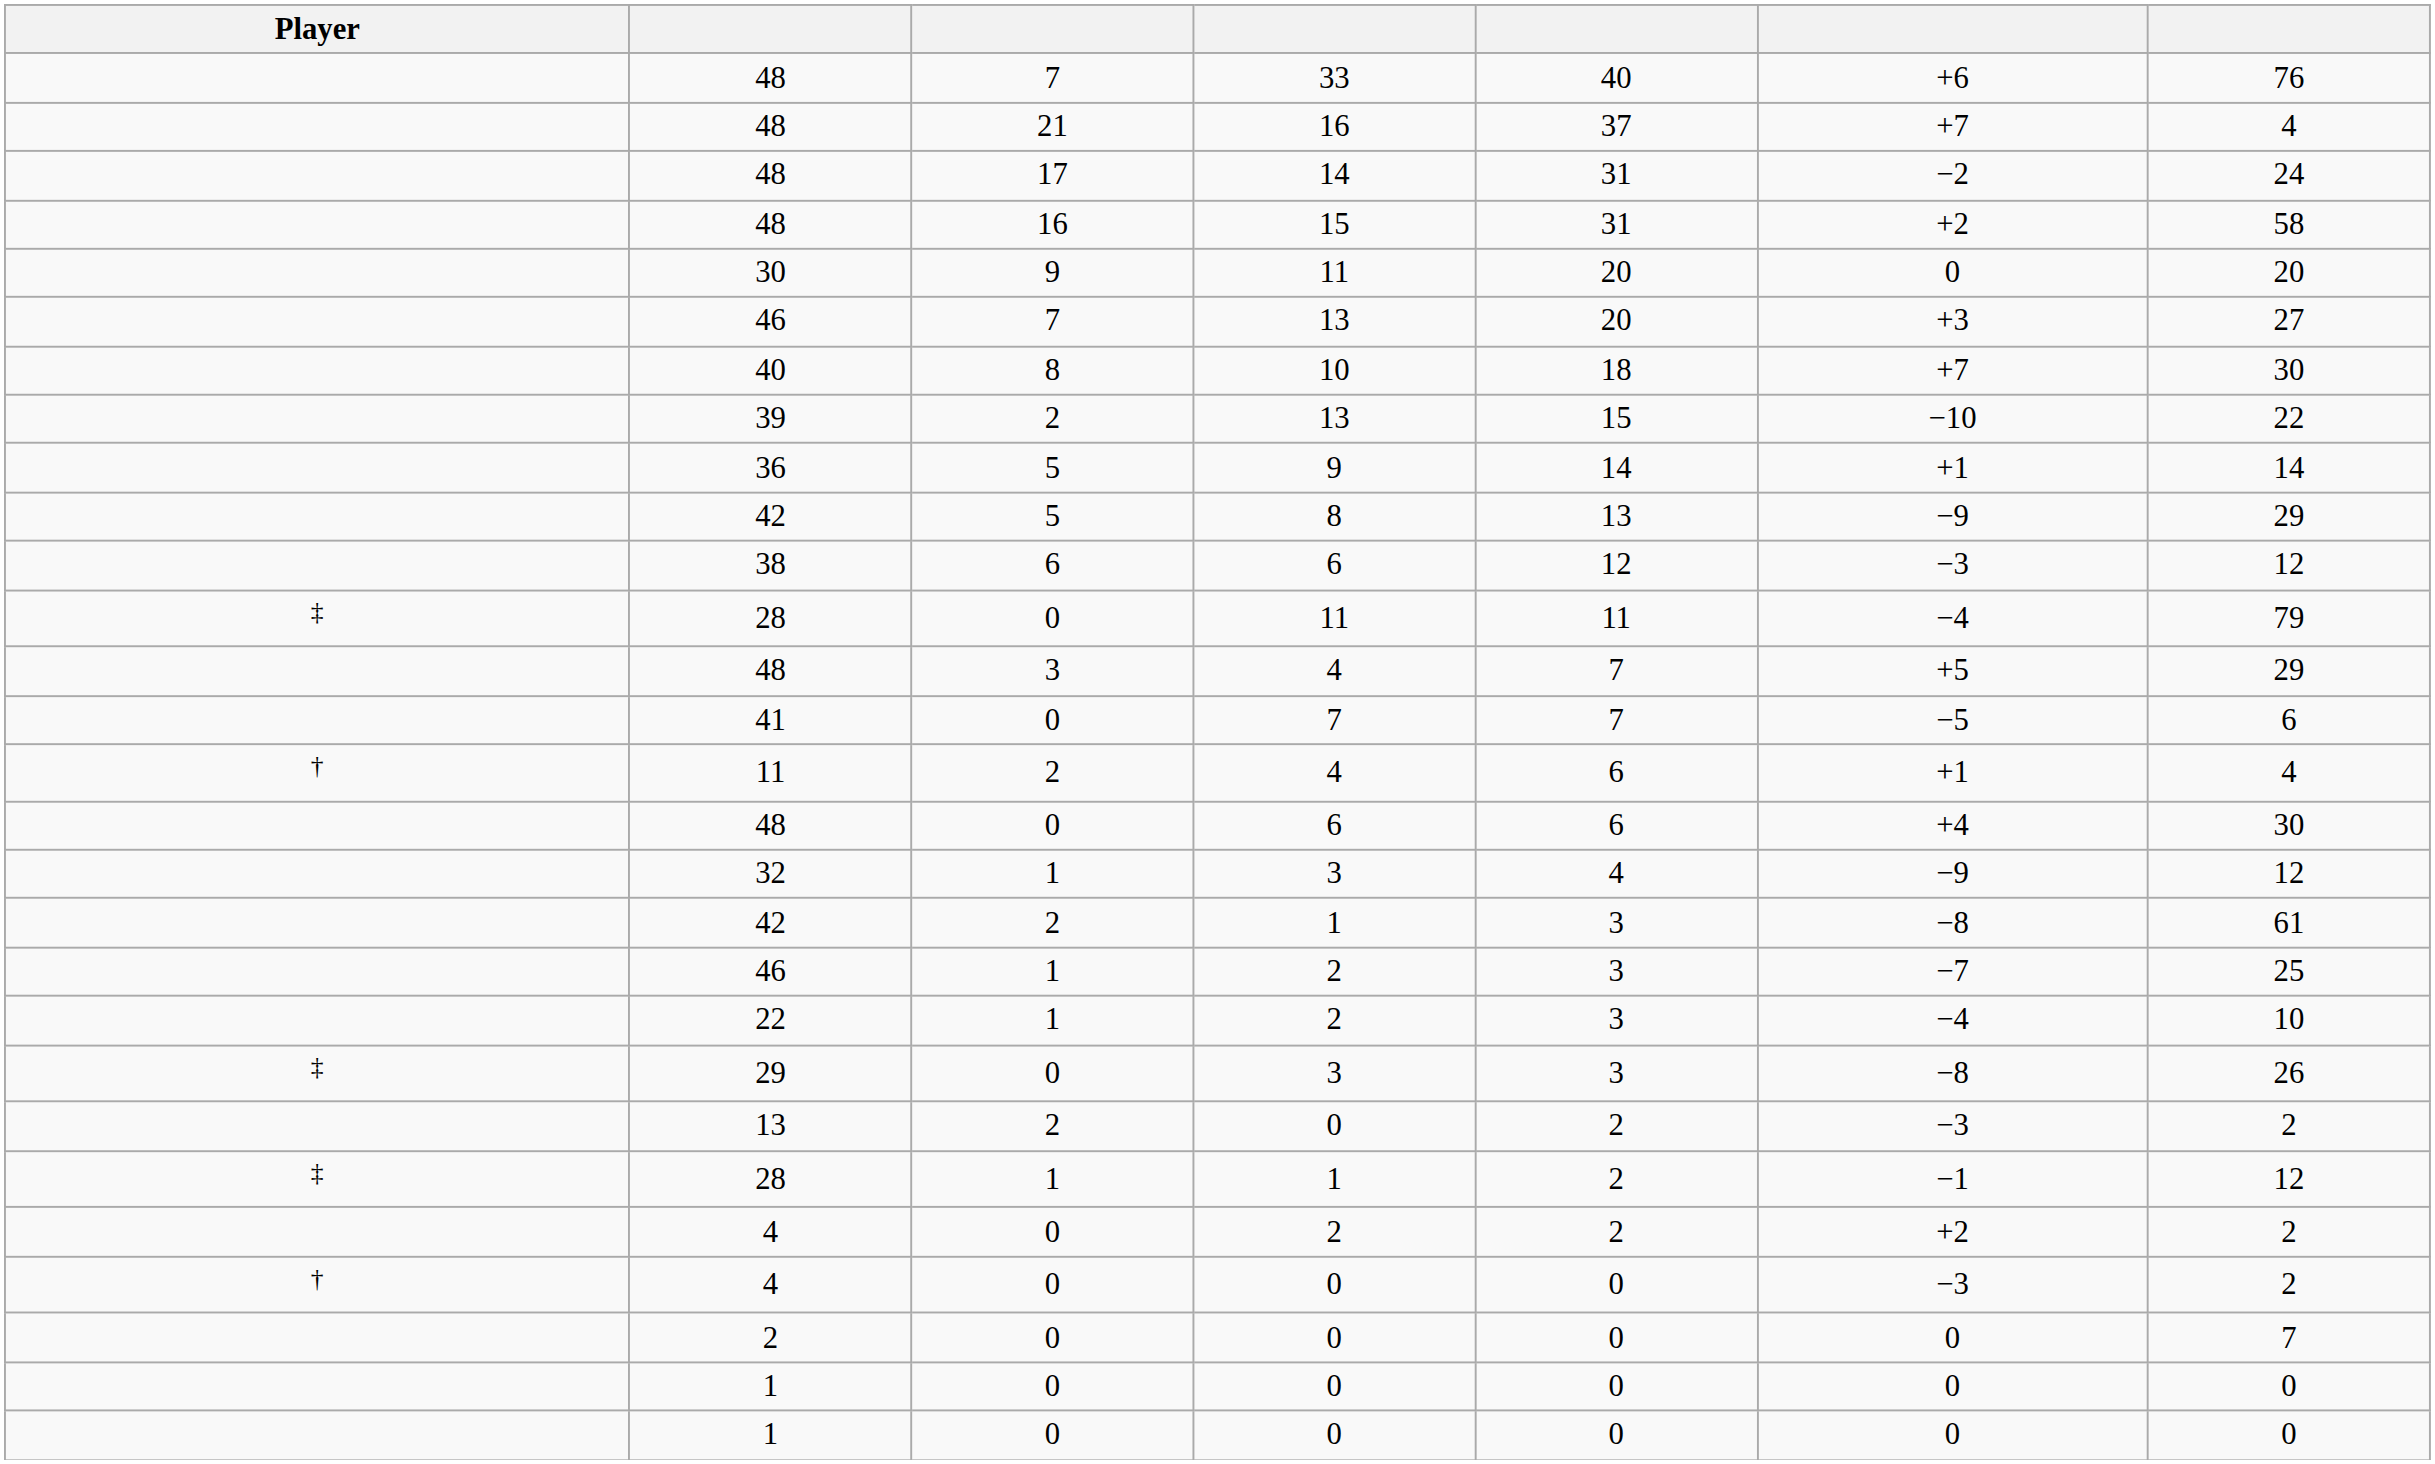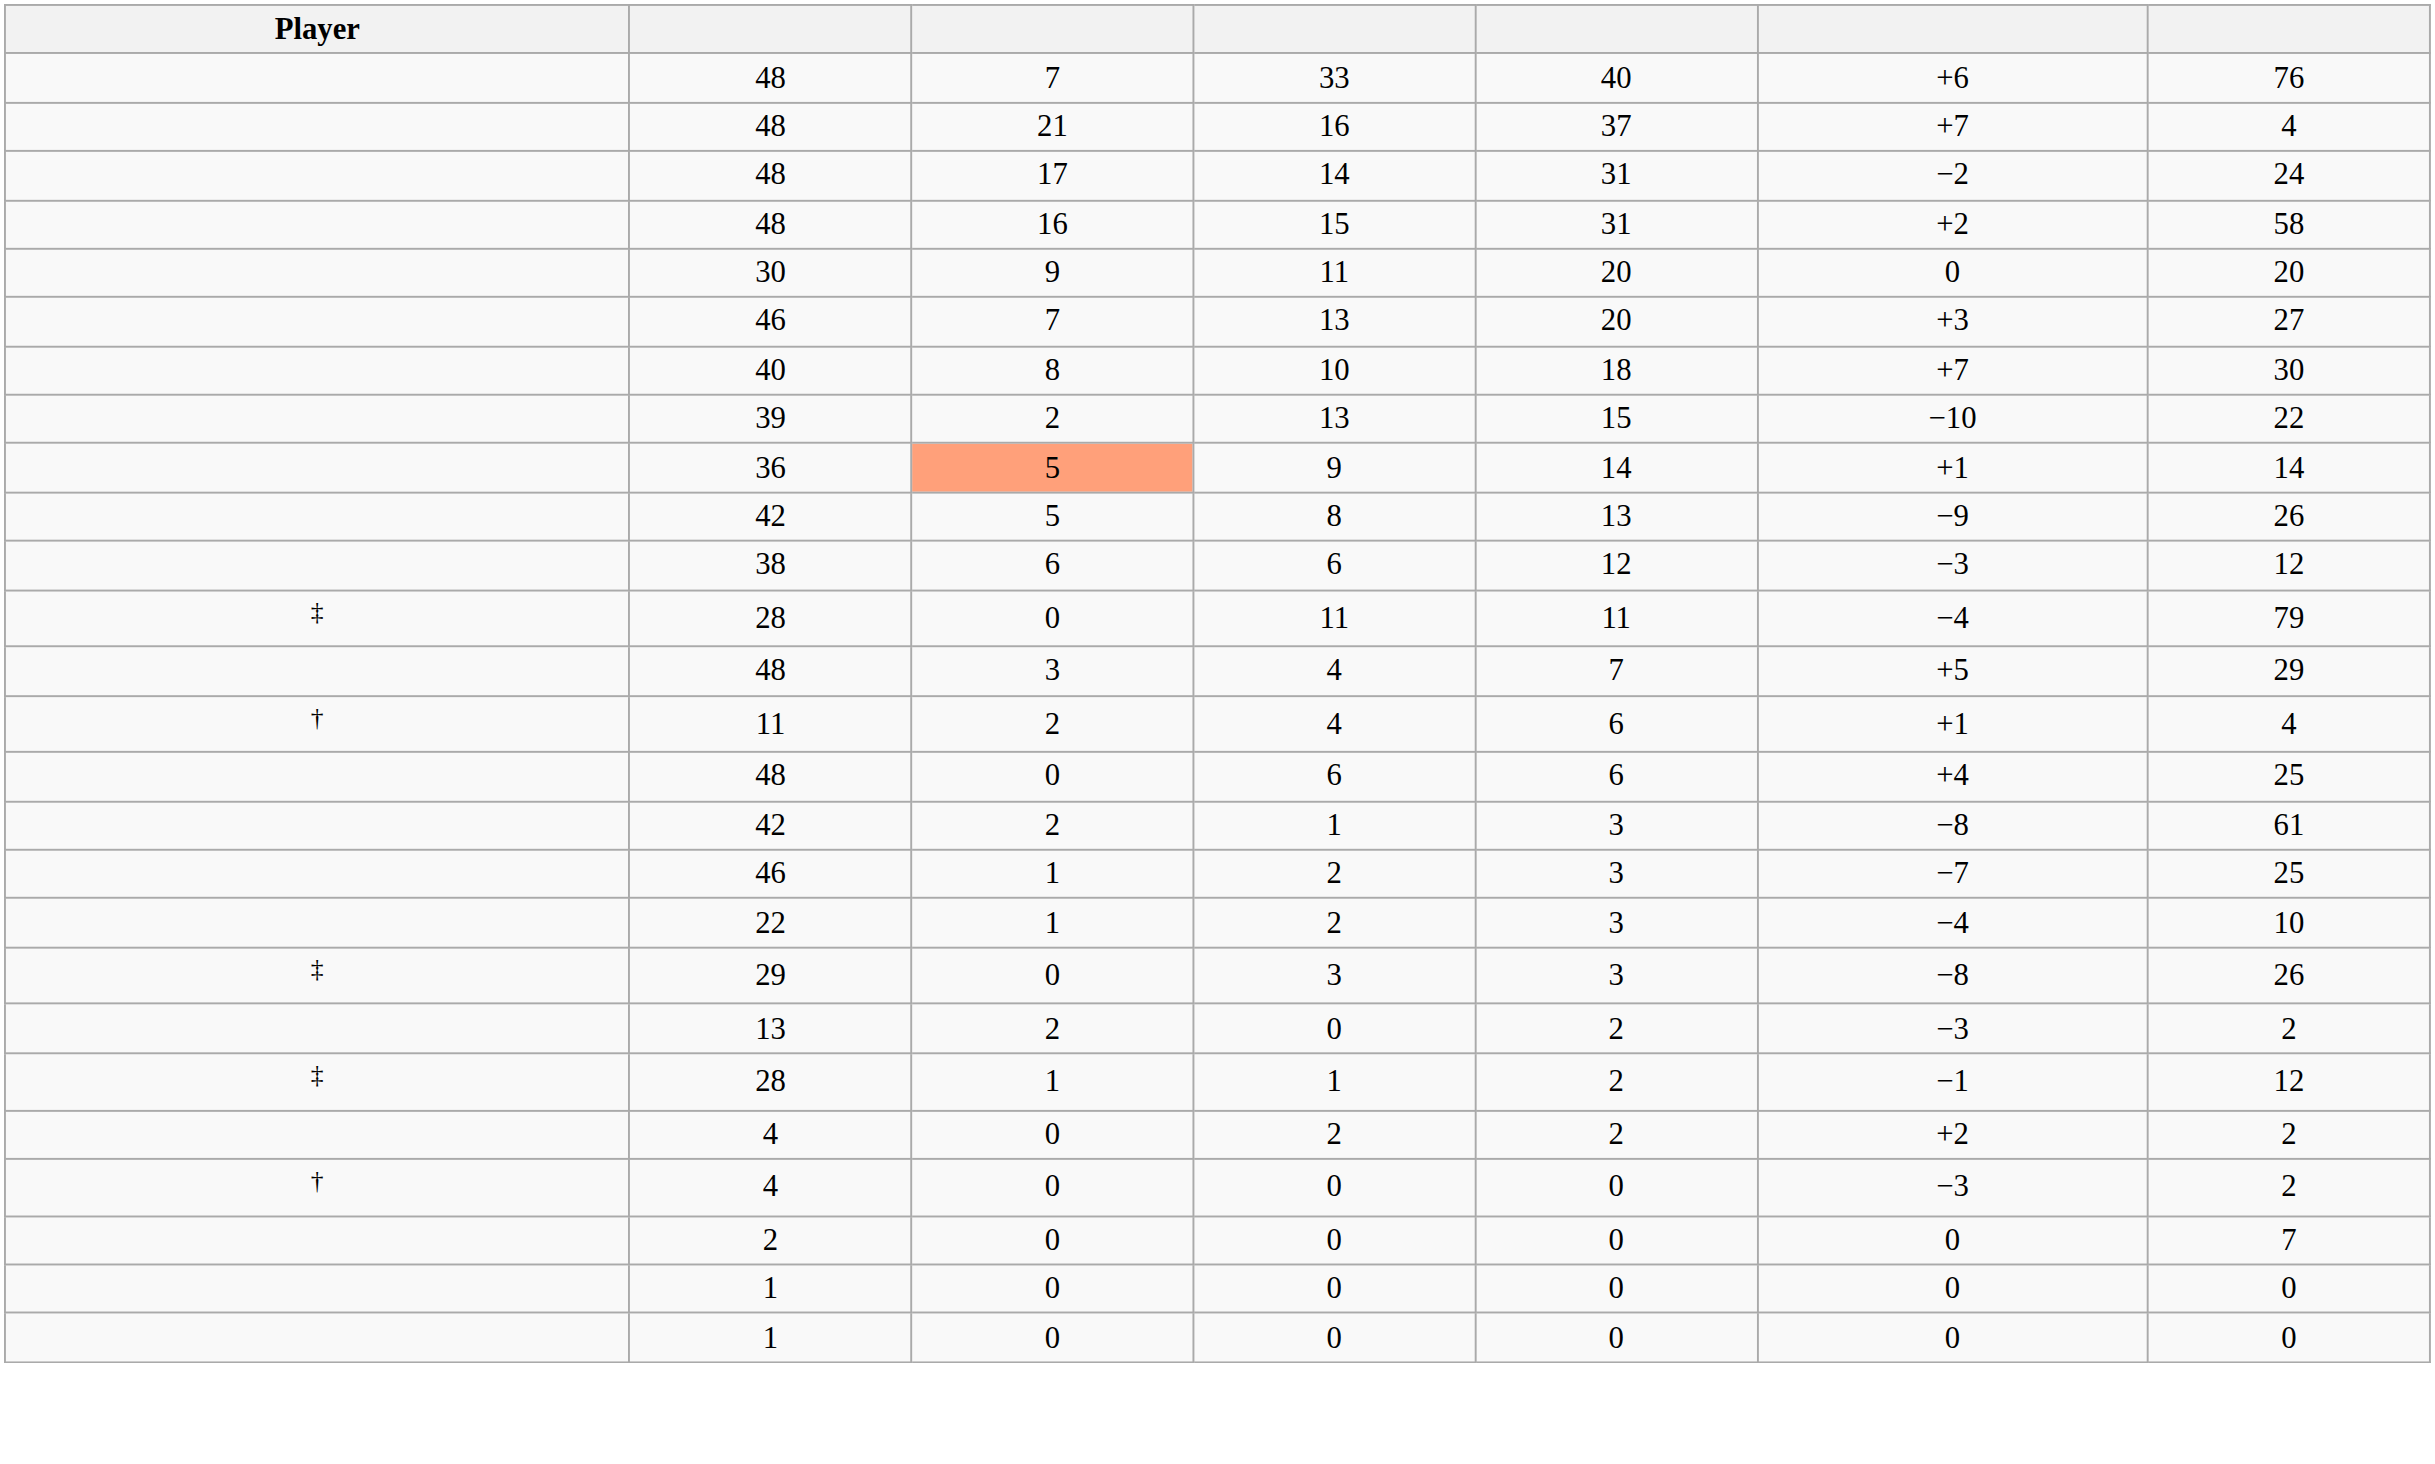(1052, 467) no background -> (1052, 467) lightsalmon background
(2289, 516) 29 -> (2289, 516) 26
- row: (771, 719)
(2289, 824) 30 -> (2289, 776) 25
- row: (771, 873)
